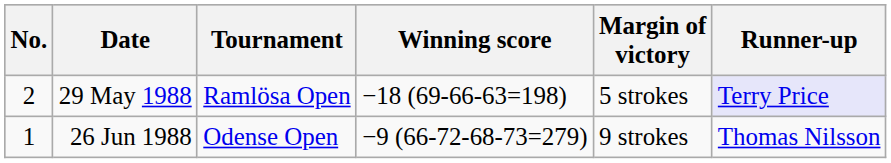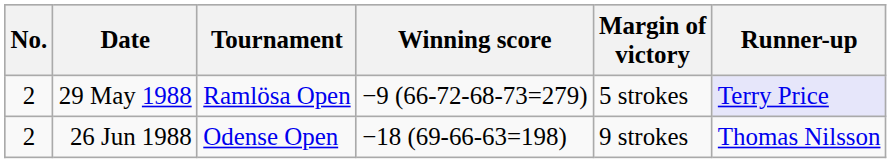(464, 95) −18 (69-66-63=198) -> (475, 95) −9 (66-72-68-73=279)
(29, 136) 1 -> (29, 136) 2
(475, 136) −9 (66-72-68-73=279) -> (464, 136) −18 (69-66-63=198)
